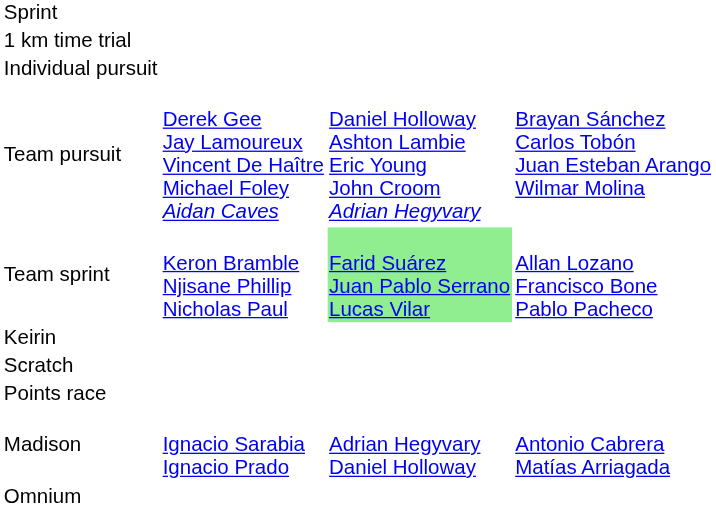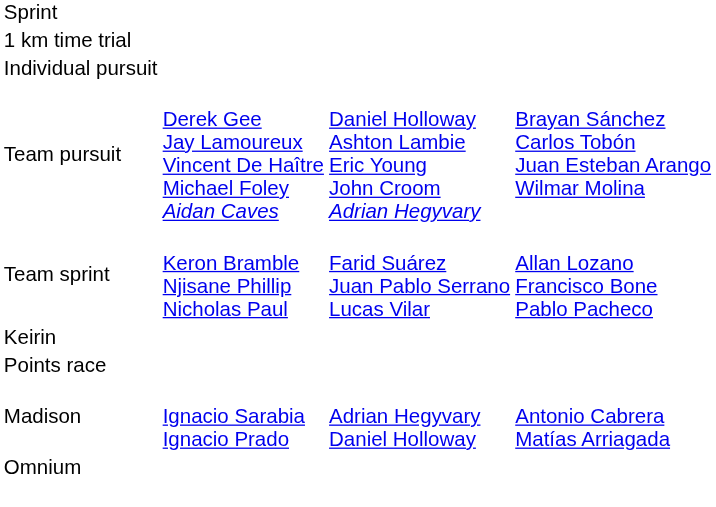(420, 286) lightgreen background -> (420, 286) no background
- row: (39, 365)
